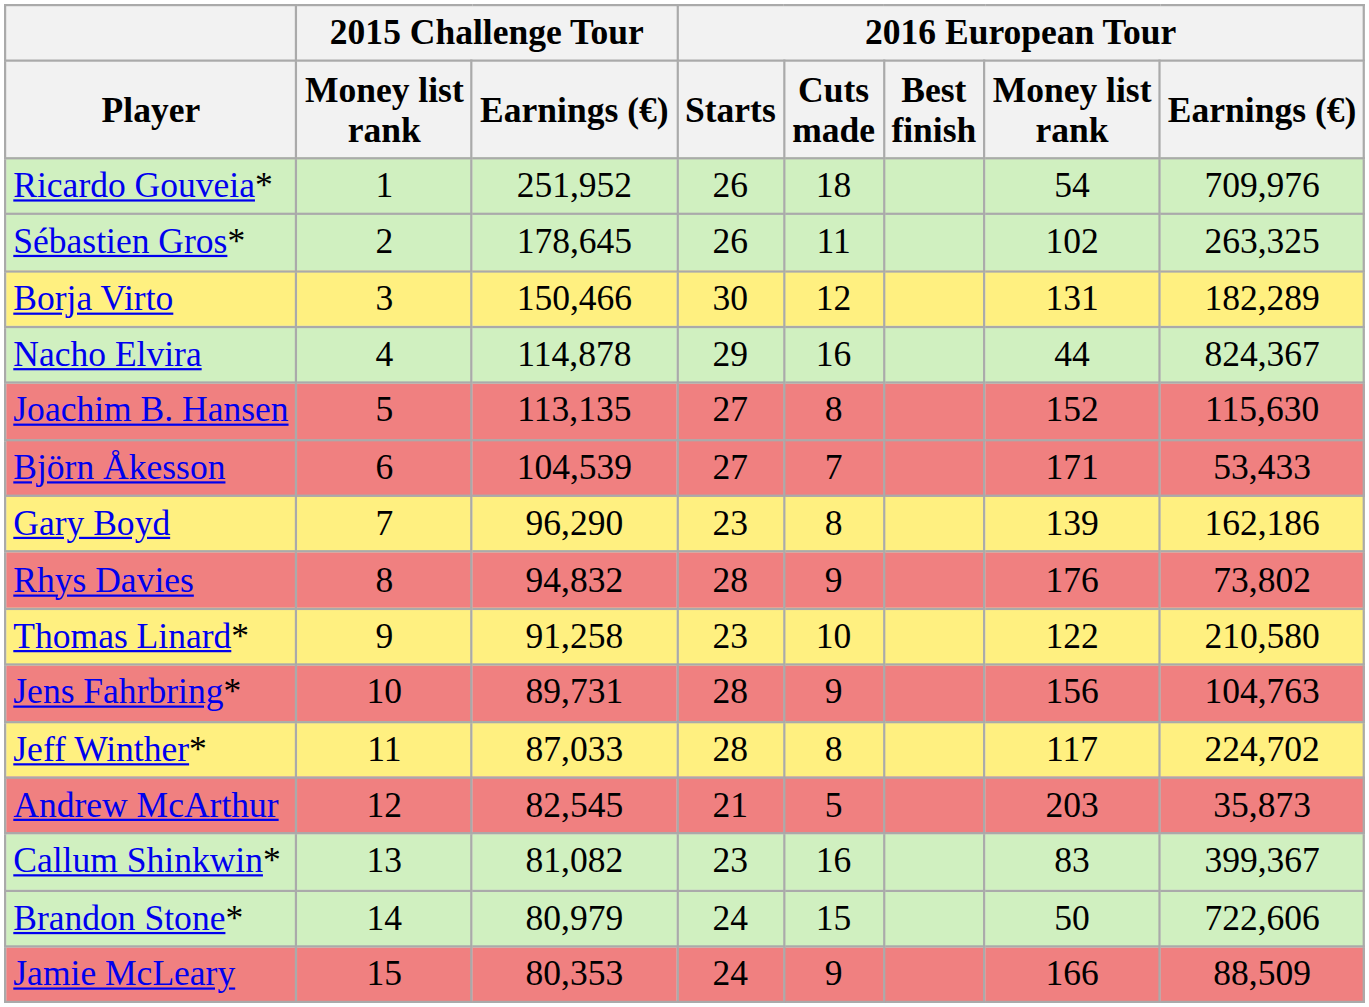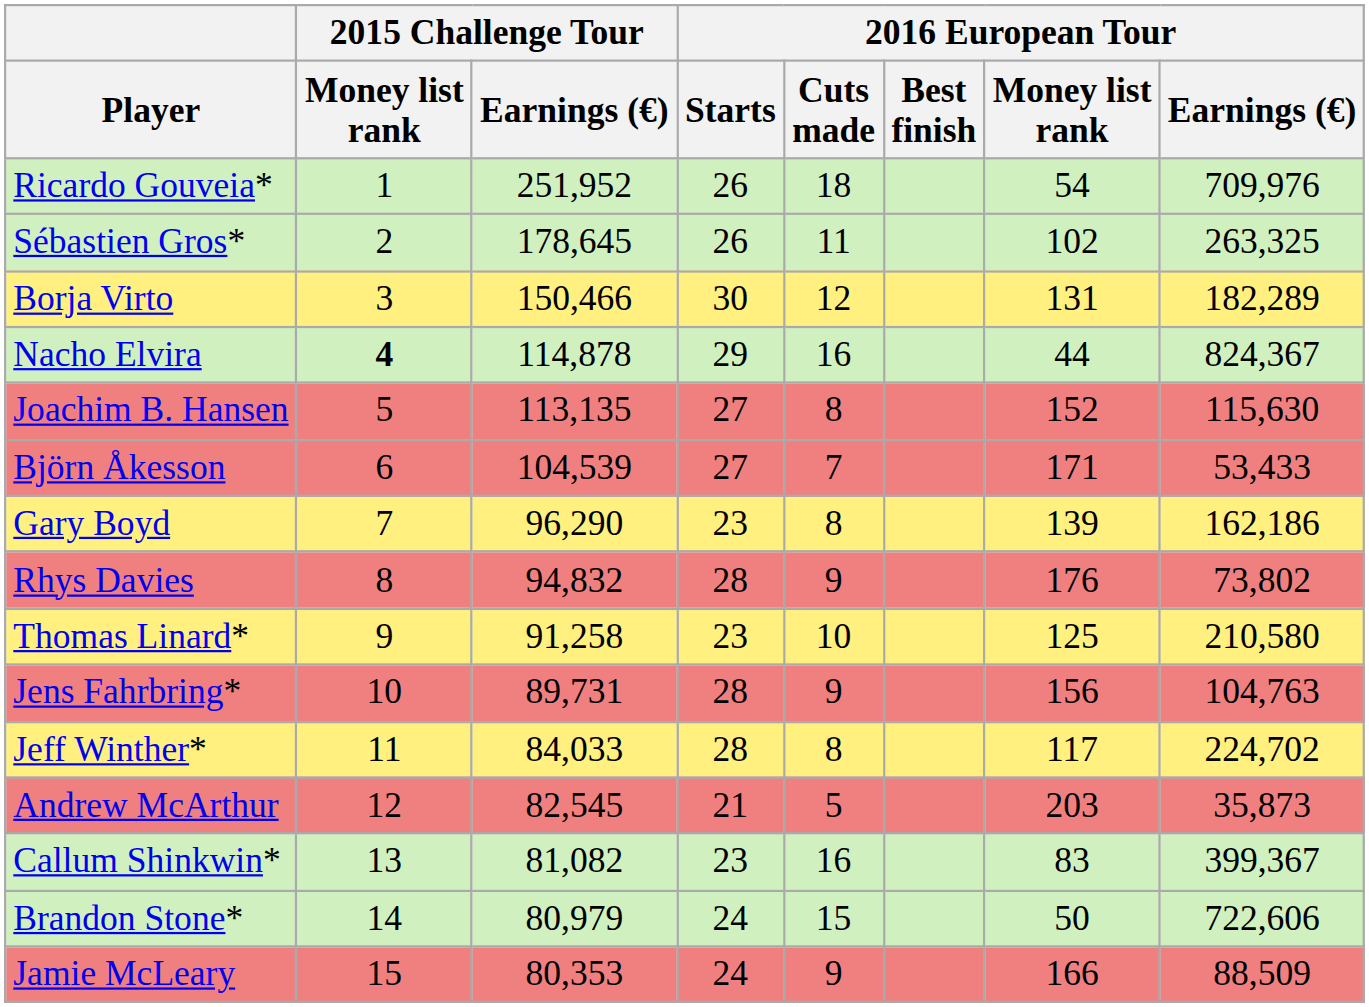(384, 354) normal -> (384, 354) bold
(1072, 635) 122 -> (1072, 635) 125
(574, 748) 87,033 -> (574, 748) 84,033
